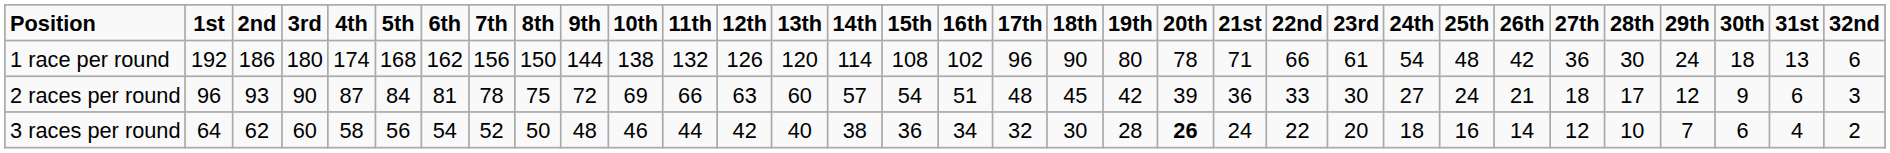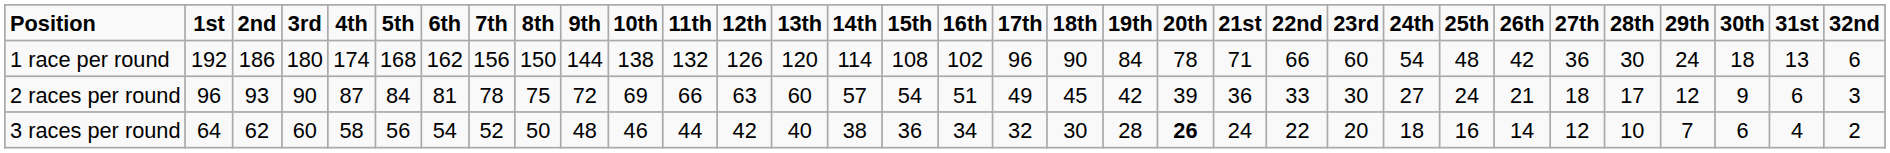(1130, 58) 80 -> (1130, 58) 84
(1356, 58) 61 -> (1356, 58) 60
(1020, 94) 48 -> (1020, 94) 49
